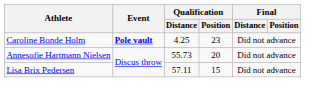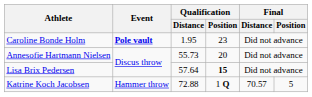(182, 40) 4.25 -> (189, 40) 1.95
(182, 70) 57.11 -> (189, 70) 57.64
(216, 70) normal -> (223, 70) bold
+ row: (48, 85)
